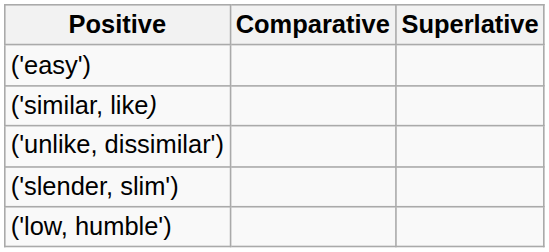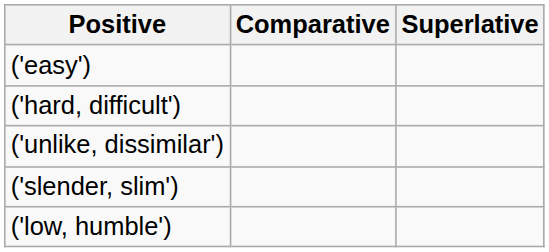+ row: (96, 105)
- row: (84, 105)
